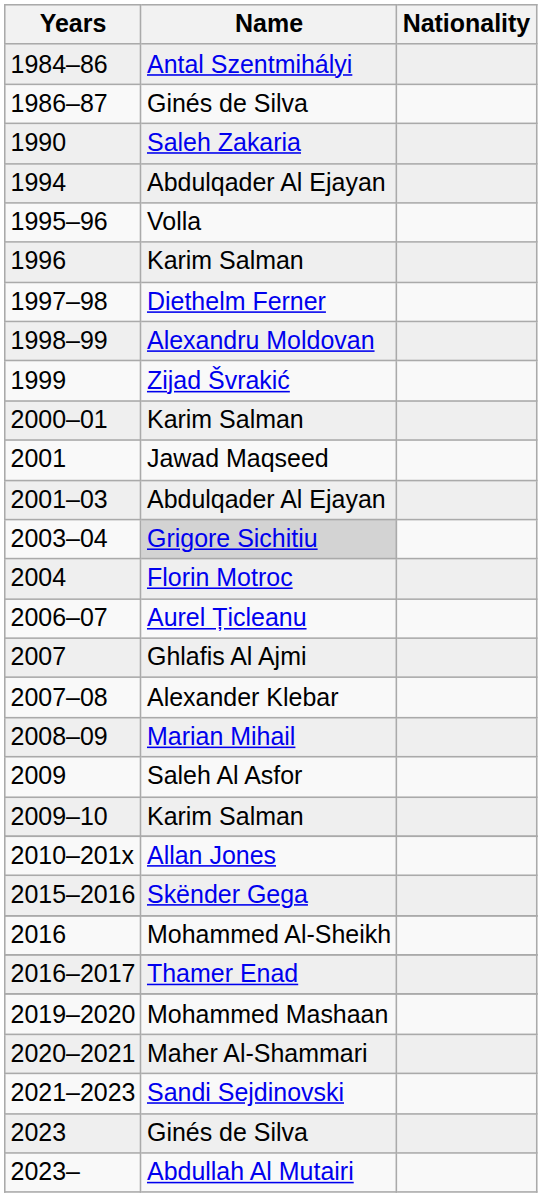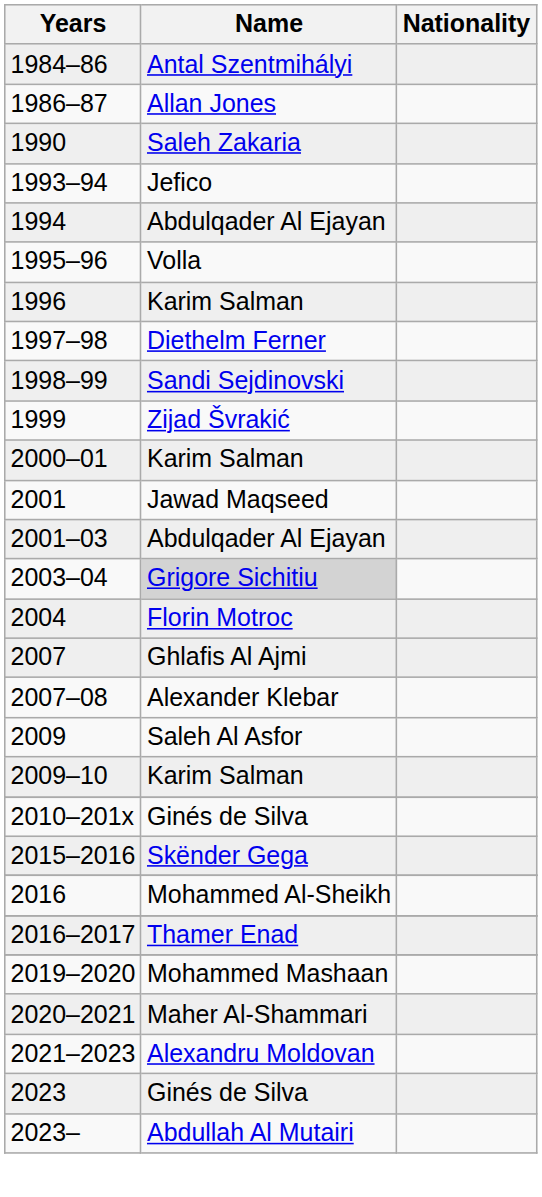(227, 103) Ginés de Silva -> (212, 103) Allan Jones
+ row: (59, 182)
(261, 340) Alexandru Moldovan -> (245, 380) Sandi Sejdinovski
- row: (59, 618)
- row: (59, 736)
(212, 855) Allan Jones -> (227, 815) Ginés de Silva
(245, 1093) Sandi Sejdinovski -> (261, 1053) Alexandru Moldovan
